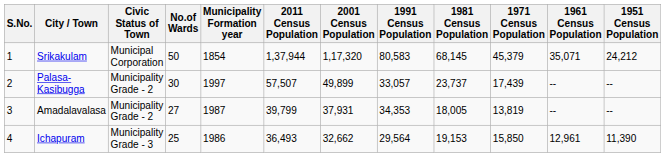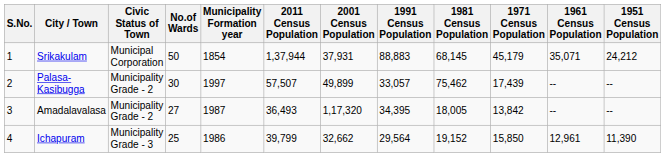(342, 56) 1,17,320 -> (338, 56) 37,931
(395, 56) 80,583 -> (395, 56) 88,883
(508, 56) 45,379 -> (508, 56) 45,179
(451, 84) 23,737 -> (451, 84) 75,462
(281, 111) 39,799 -> (281, 111) 36,493
(338, 111) 37,931 -> (342, 111) 1,17,320
(395, 111) 34,353 -> (395, 111) 34,395
(508, 111) 13,819 -> (508, 111) 13,842
(281, 138) 36,493 -> (281, 138) 39,799
(451, 138) 19,153 -> (451, 138) 19,152
